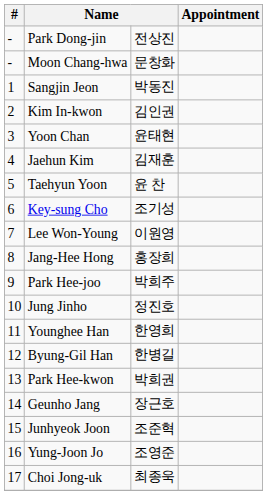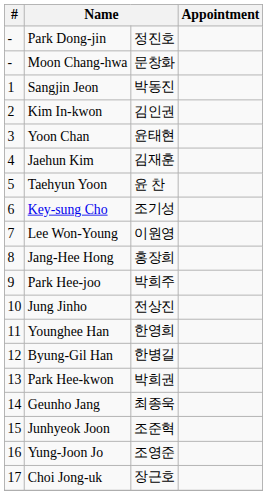(154, 38) 전상진 -> (154, 38) 정진호
(154, 306) 정진호 -> (154, 306) 전상진
(154, 404) 장근호 -> (154, 404) 최종욱
(154, 477) 최종욱 -> (154, 477) 장근호
